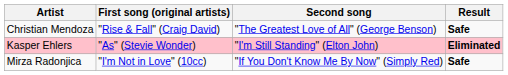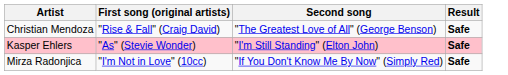(474, 45) Eliminated -> (459, 45) Safe
